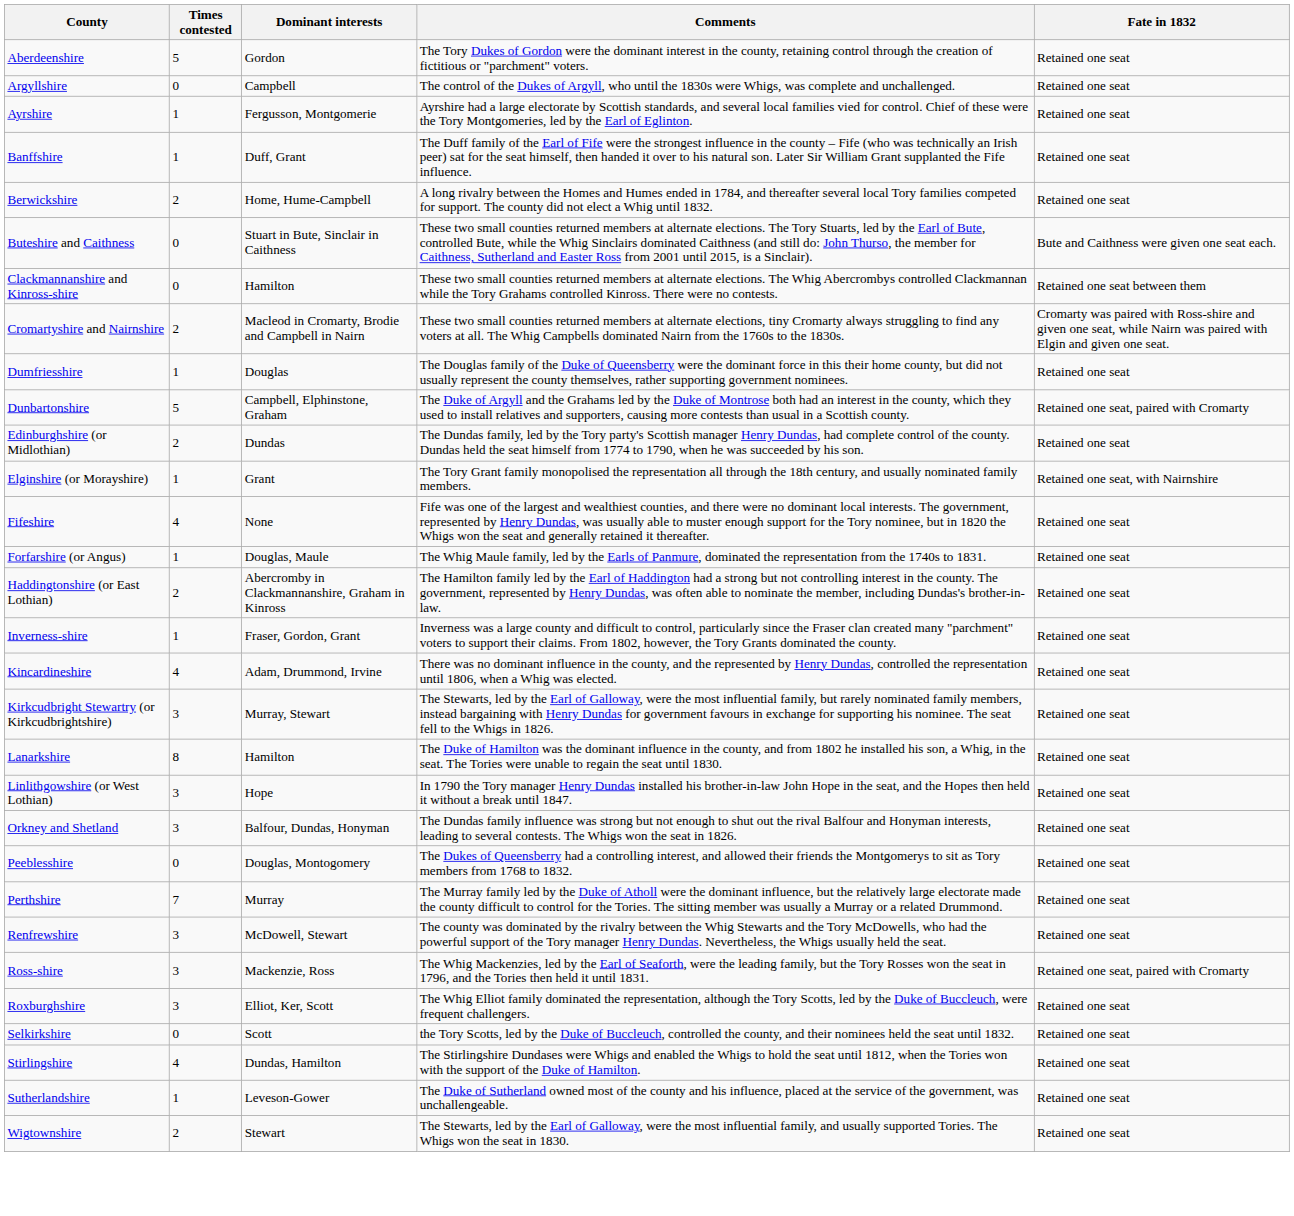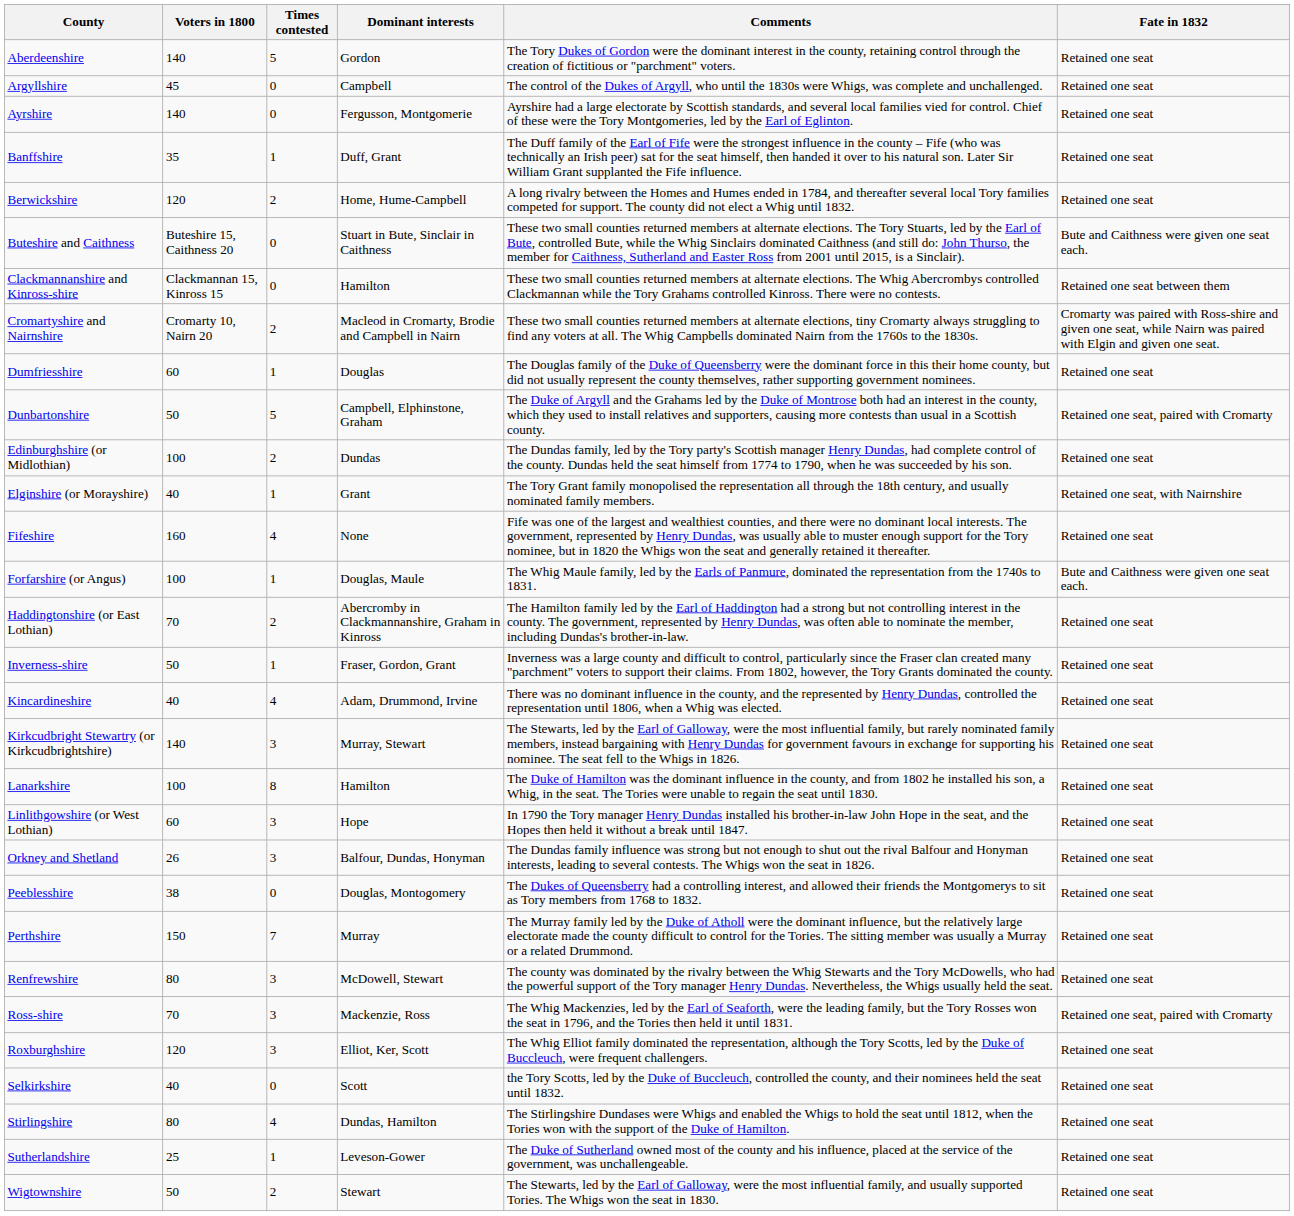+ column: (215, 22)
(176, 114) 1 -> (273, 114) 0
(1083, 557) Retained one seat -> (1165, 579) Bute and Caithness were given one seat each.
